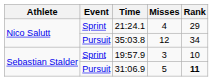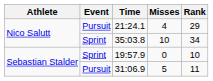(94, 26) Sprint -> (96, 26) Pursuit
(96, 41) Pursuit -> (94, 41) Sprint
(164, 41) 12 -> (164, 41) 10
(164, 55) 3 -> (164, 55) 0
(195, 69) bold -> (195, 69) normal
